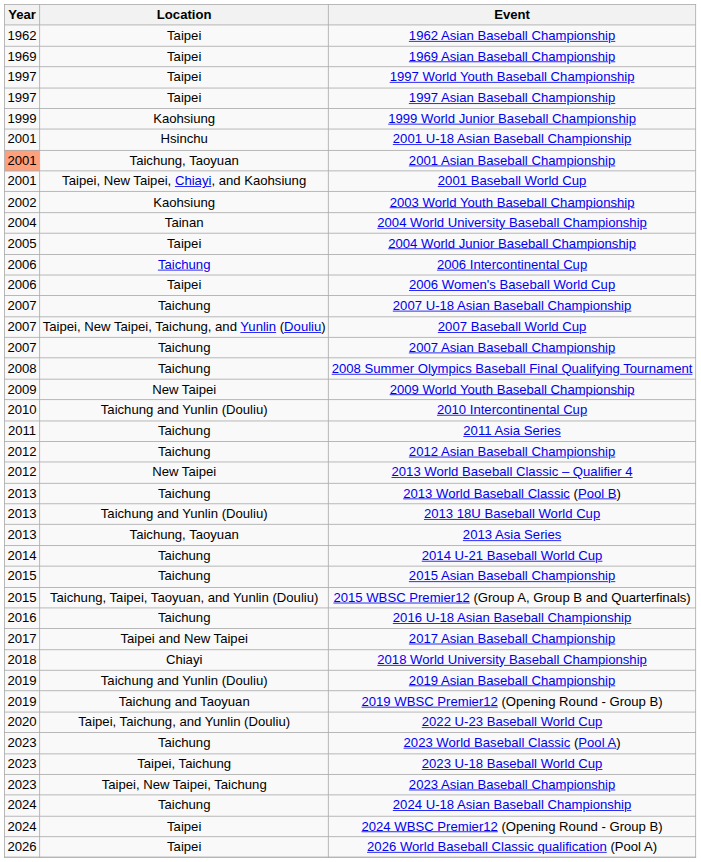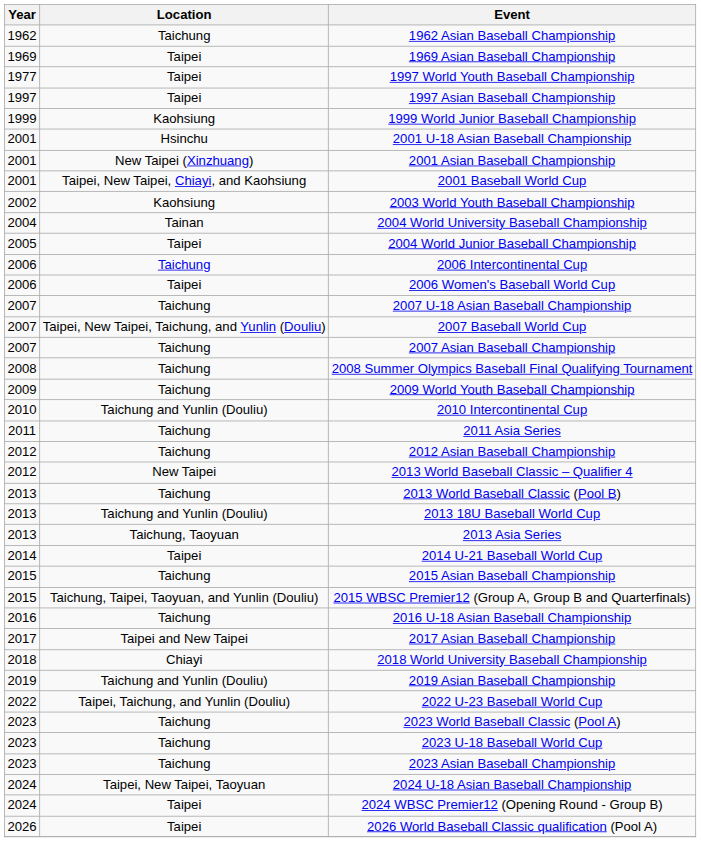(184, 35) Taipei -> (184, 35) Taichung
(22, 77) 1997 -> (22, 77) 1977
(22, 160) lightsalmon background -> (22, 160) no background
(184, 160) Taichung, Taoyuan -> (184, 160) New Taipei (Xinzhuang)
(184, 389) New Taipei -> (184, 389) Taichung
(184, 555) Taichung -> (184, 555) Taipei
- row: (512, 701)
(22, 722) 2020 -> (22, 701) 2022
(184, 763) Taipei, Taichung -> (184, 743) Taichung
(184, 784) Taipei, New Taipei, Taichung -> (184, 763) Taichung
(184, 805) Taichung -> (184, 784) Taipei, New Taipei, Taoyuan
